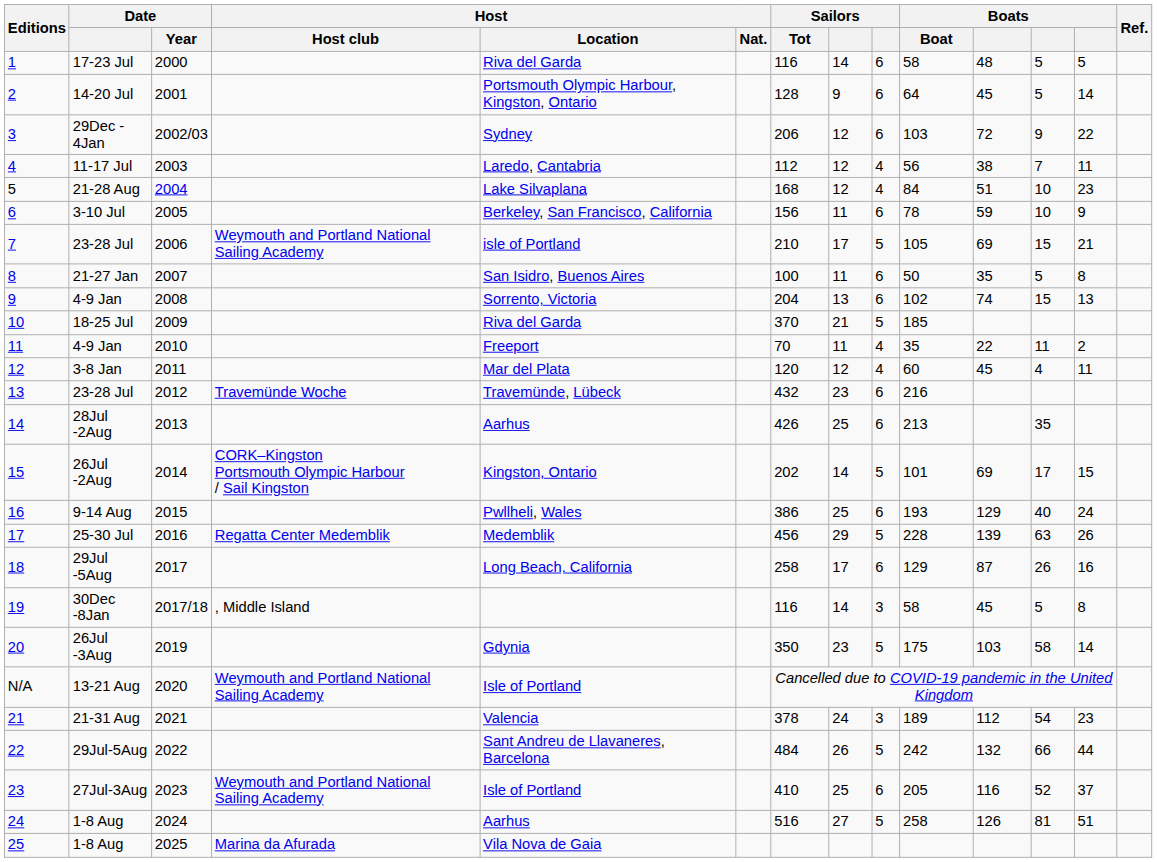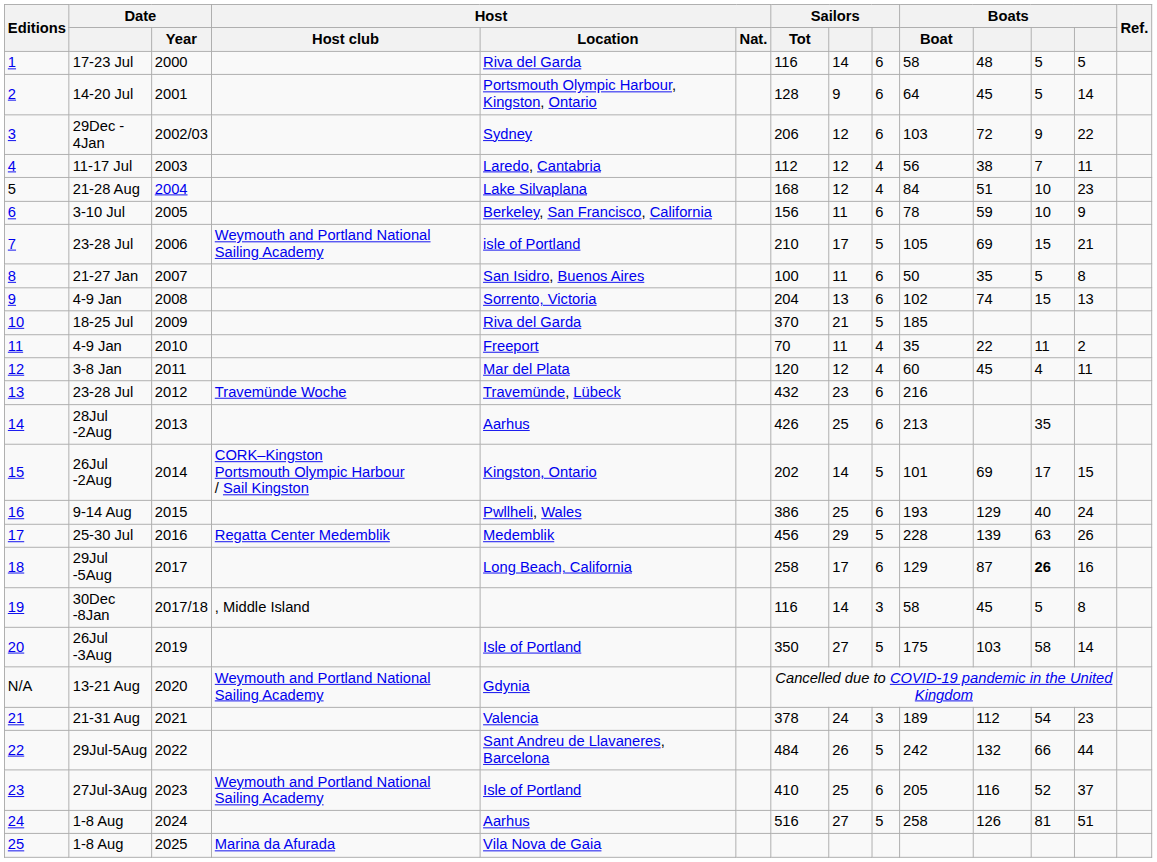(1043, 567) normal -> (1043, 567) bold
(506, 647) Gdynia -> (532, 647) Isle of Portland
(840, 647) 23 -> (840, 647) 27
(532, 687) Isle of Portland -> (506, 687) Gdynia
